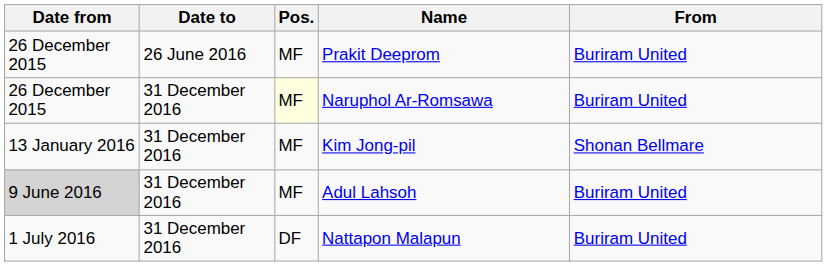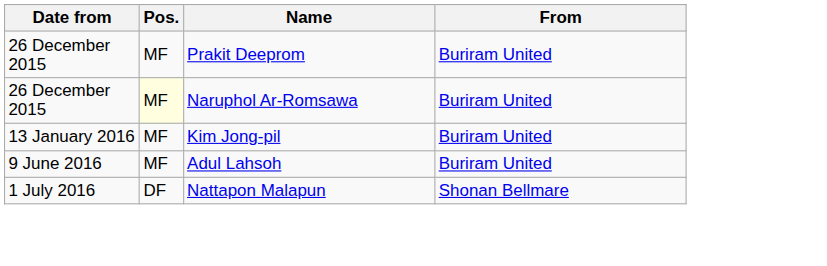- column: (207, 17)
(639, 146) Shonan Bellmare -> (495, 136) Buriram United
(55, 192) lightgrey background -> (55, 163) no background
(630, 238) Buriram United -> (504, 190) Shonan Bellmare
